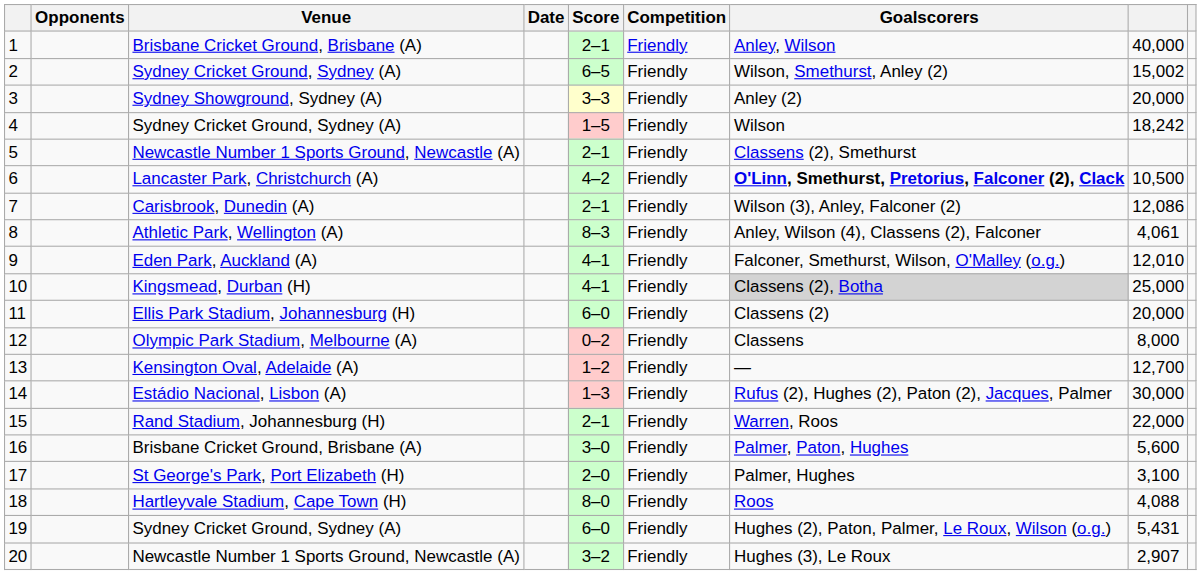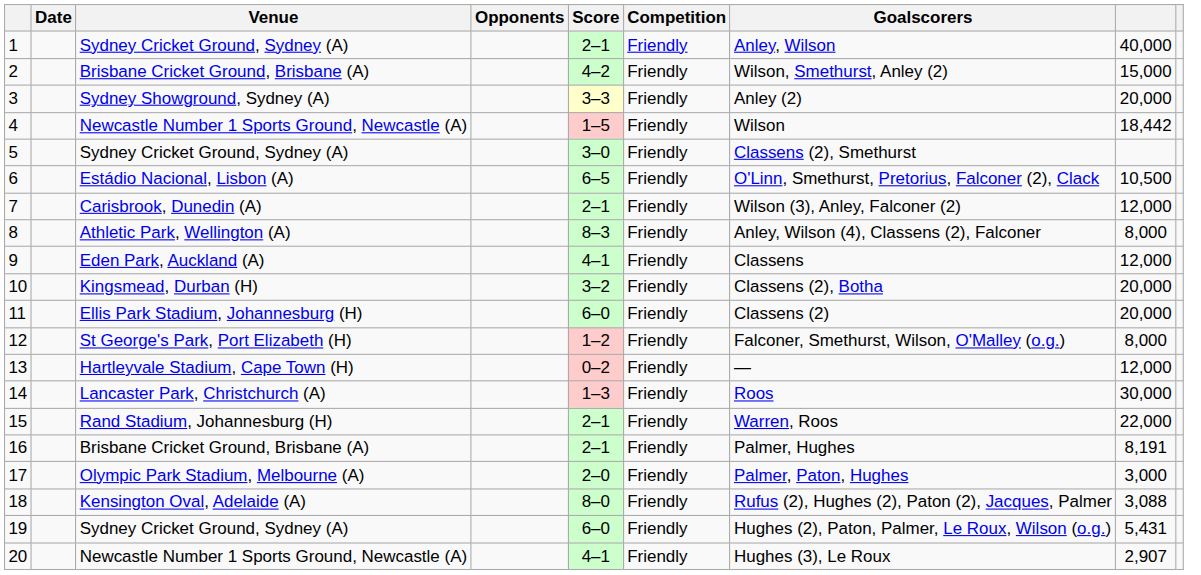columns swapped: (546, 17) <-> (80, 17)
(277, 44) Brisbane Cricket Ground, Brisbane (A) -> (214, 44) Sydney Cricket Ground, Sydney (A)
(267, 71) Sydney Cricket Ground, Sydney (A) -> (224, 71) Brisbane Cricket Ground, Brisbane (A)
(596, 71) 6–5 -> (596, 71) 4–2
(1158, 71) 15,002 -> (1146, 71) 15,000
(267, 125) Sydney Cricket Ground, Sydney (A) -> (273, 125) Newcastle Number 1 Sports Ground, Newcastle (A)
(1158, 125) 18,242 -> (1146, 125) 18,442
(326, 152) Newcastle Number 1 Sports Ground, Newcastle (A) -> (214, 152) Sydney Cricket Ground, Sydney (A)
(596, 152) 2–1 -> (596, 152) 3–0
(255, 179) Lancaster Park, Christchurch (A) -> (187, 179) Estádio Nacional, Lisbon (A)
(596, 179) 4–2 -> (596, 179) 6–5
(929, 179) bold -> (917, 179) normal
(1158, 206) 12,086 -> (1146, 206) 12,000
(1158, 233) 4,061 -> (1146, 233) 8,000
(900, 260) Falconer, Smethurst, Wilson, O'Malley (o.g.) -> (769, 260) Classens
(1158, 260) 12,010 -> (1146, 260) 12,000
(596, 286) 4–1 -> (596, 286) 3–2
(808, 286) lightgrey background -> (808, 286) no background
(1158, 286) 25,000 -> (1146, 286) 20,000
(275, 340) Olympic Park Stadium, Melbourne (A) -> (216, 340) St George's Park, Port Elizabeth (H)
(596, 340) 0–2 -> (596, 340) 1–2
(769, 340) Classens -> (900, 340) Falconer, Smethurst, Wilson, O'Malley (o.g.)
(246, 367) Kensington Oval, Adelaide (A) -> (217, 367) Hartleyvale Stadium, Cape Town (H)
(596, 367) 1–2 -> (596, 367) 0–2
(1158, 367) 12,700 -> (1146, 367) 12,000
(239, 394) Estádio Nacional, Lisbon (A) -> (203, 394) Lancaster Park, Christchurch (A)
(923, 394) Rufus (2), Hughes (2), Paton (2), Jacques, Palmer -> (754, 394) Roos
(596, 448) 3–0 -> (596, 448) 2–1
(821, 448) Palmer, Paton, Hughes -> (794, 448) Palmer, Hughes
(1158, 448) 5,600 -> (1146, 448) 8,191
(268, 475) St George's Park, Port Elizabeth (H) -> (222, 475) Olympic Park Stadium, Melbourne (A)
(794, 475) Palmer, Hughes -> (821, 475) Palmer, Paton, Hughes
(1158, 475) 3,100 -> (1146, 475) 3,000
(269, 502) Hartleyvale Stadium, Cape Town (H) -> (193, 502) Kensington Oval, Adelaide (A)
(754, 502) Roos -> (923, 502) Rufus (2), Hughes (2), Paton (2), Jacques, Palmer
(1158, 502) 4,088 -> (1146, 502) 3,088
(596, 555) 3–2 -> (596, 555) 4–1
